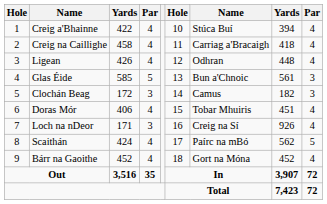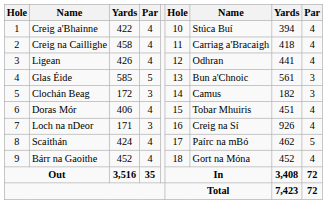(287, 61) 448 -> (287, 61) 441
(287, 142) 562 -> (287, 142) 462
(287, 175) 3,907 -> (287, 175) 3,408
